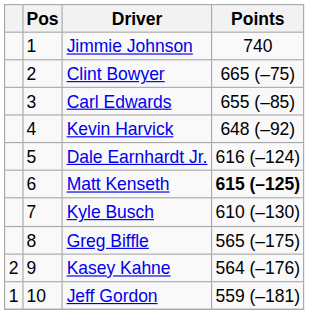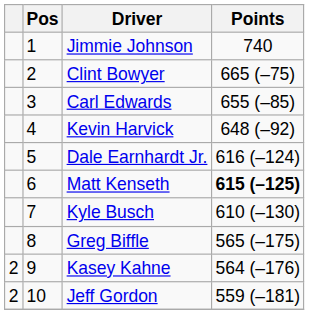(13, 295) 1 -> (13, 295) 2
